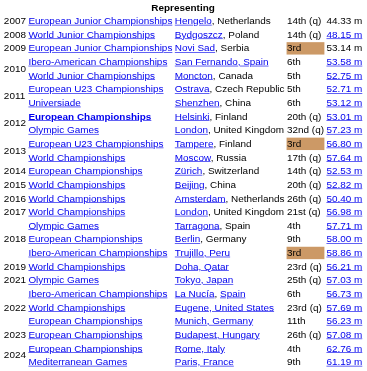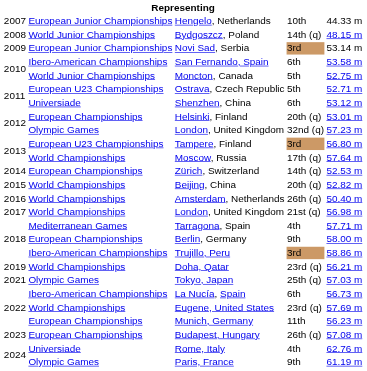(304, 21) 14th (q) -> (297, 21) 10th
(90, 116) bold -> (85, 116) normal
(64, 225) Olympic Games -> (78, 225) Mediterranean Games
(85, 348) European Championships -> (55, 348) Universiade
(78, 362) Mediterranean Games -> (64, 362) Olympic Games
